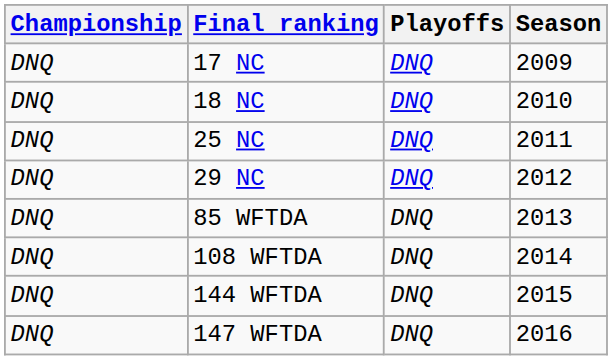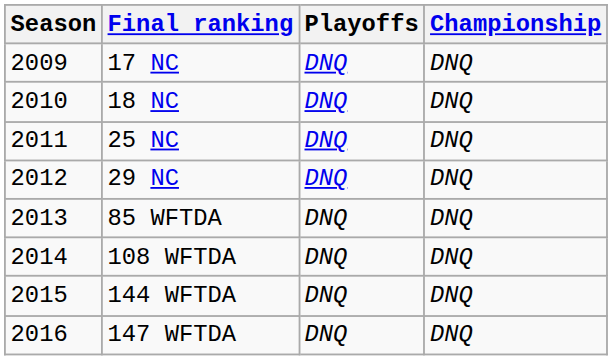columns swapped: (559, 24) <-> (96, 24)
